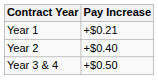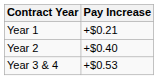(101, 65) +$0.50 -> (101, 65) +$0.53
